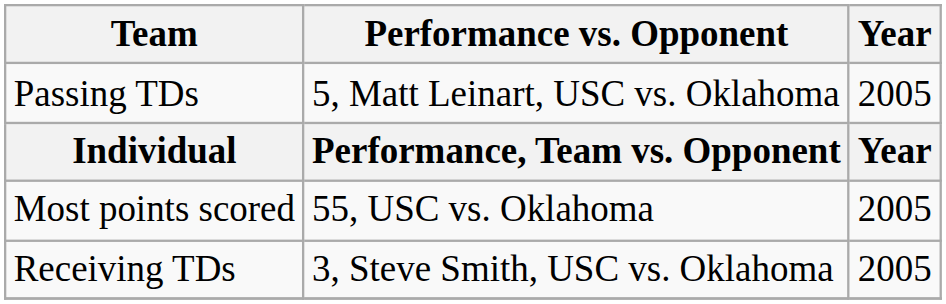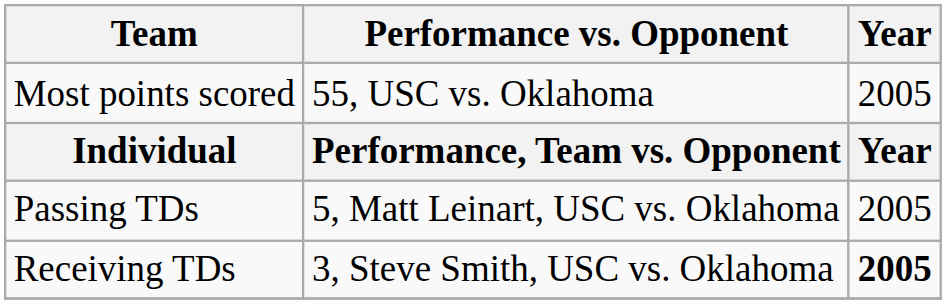rows swapped: (154, 209) <-> (106, 92)
(895, 268) normal -> (895, 268) bold
